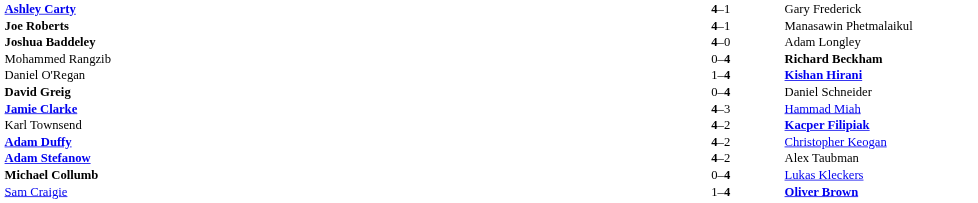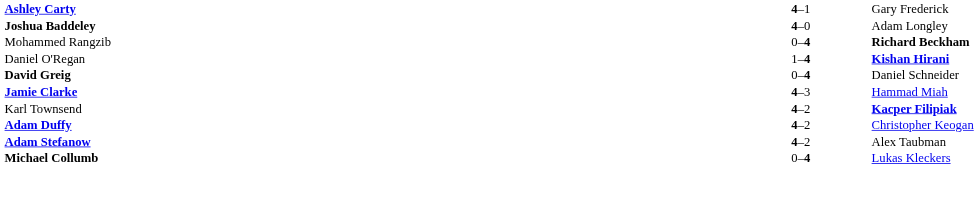- row: (37, 25)
- row: (36, 191)
